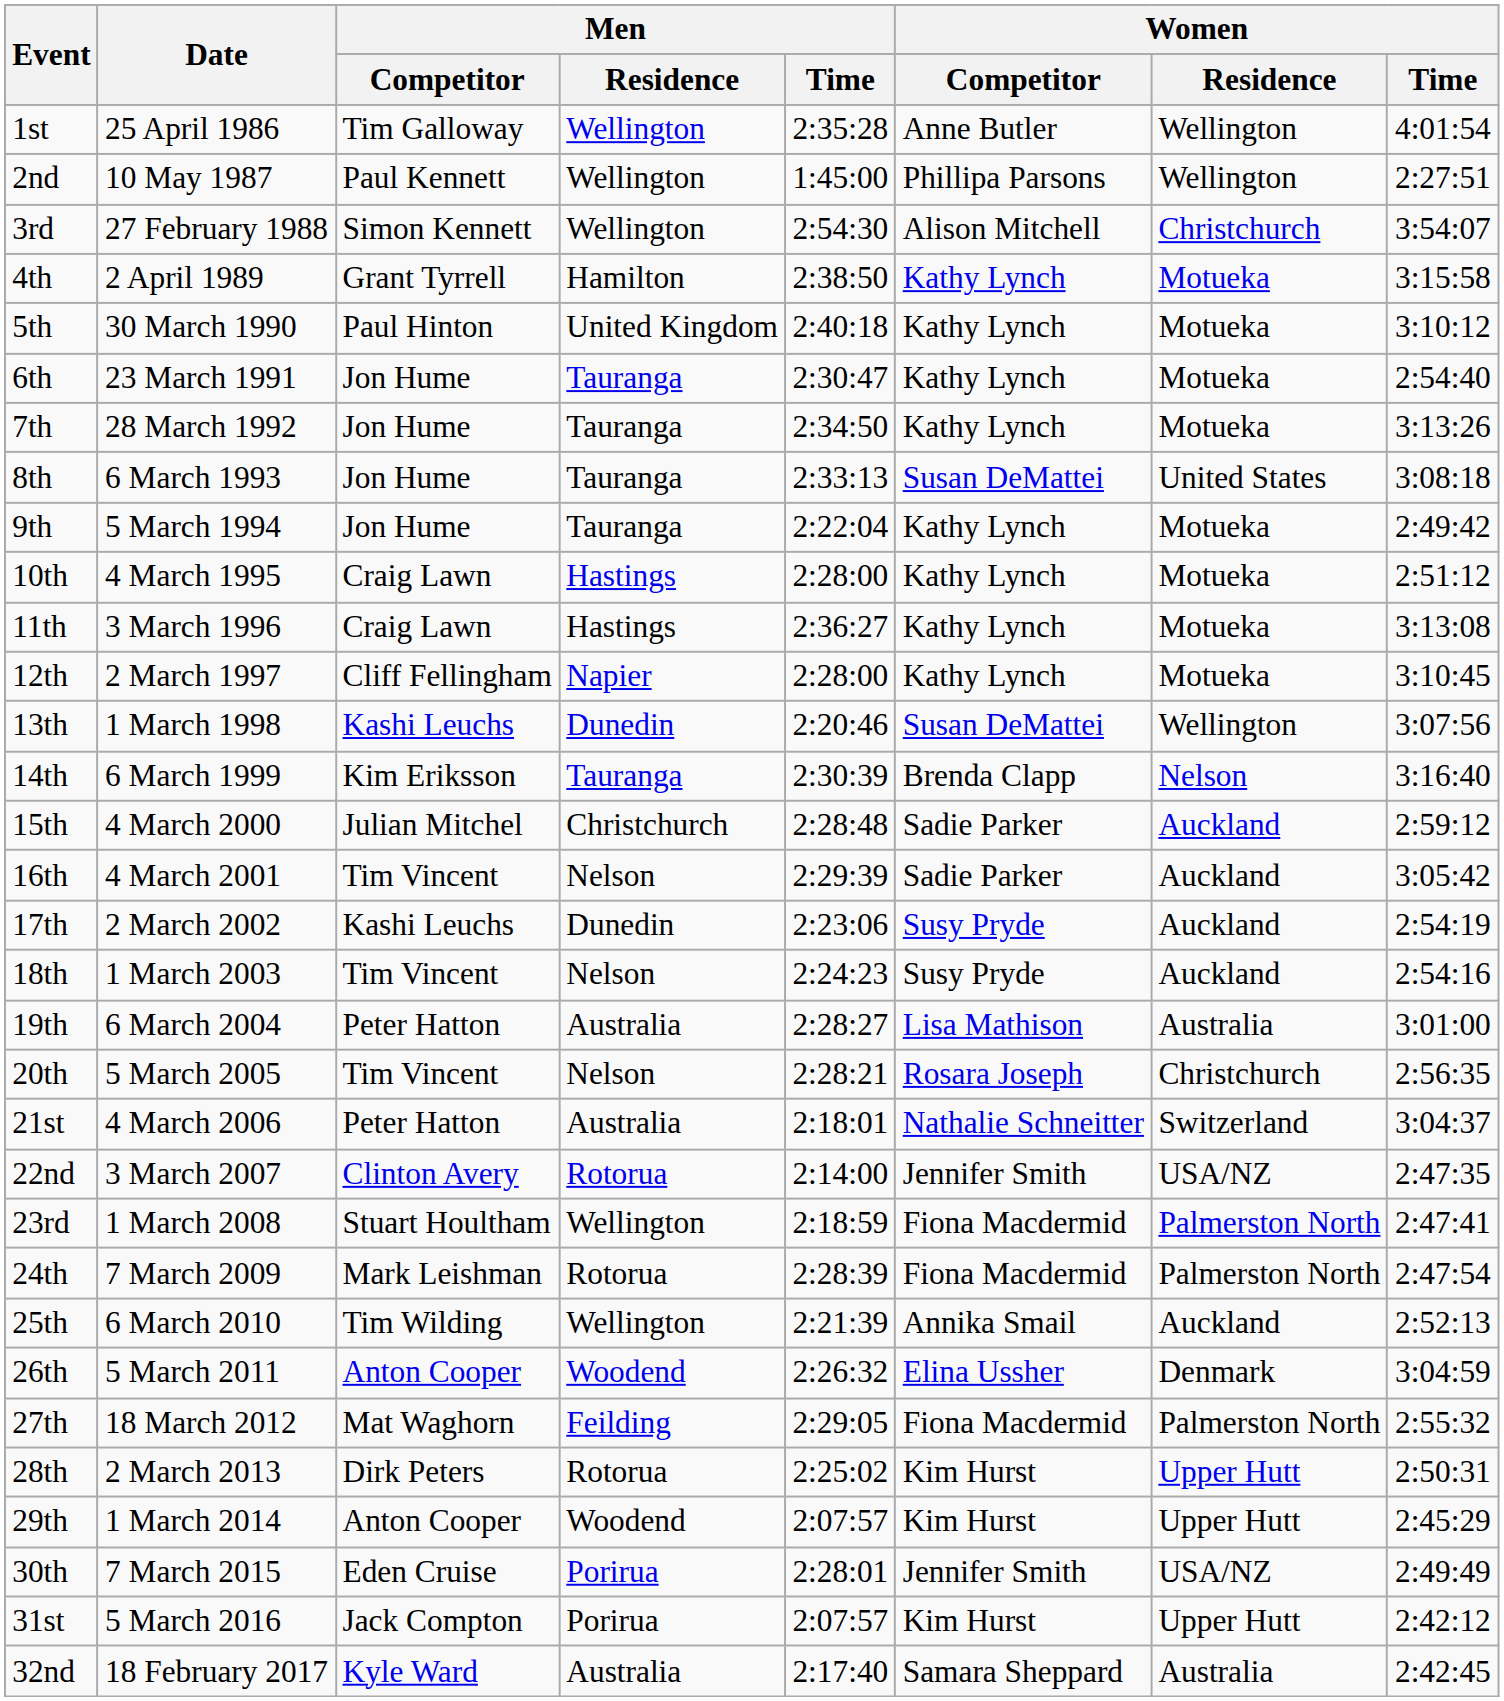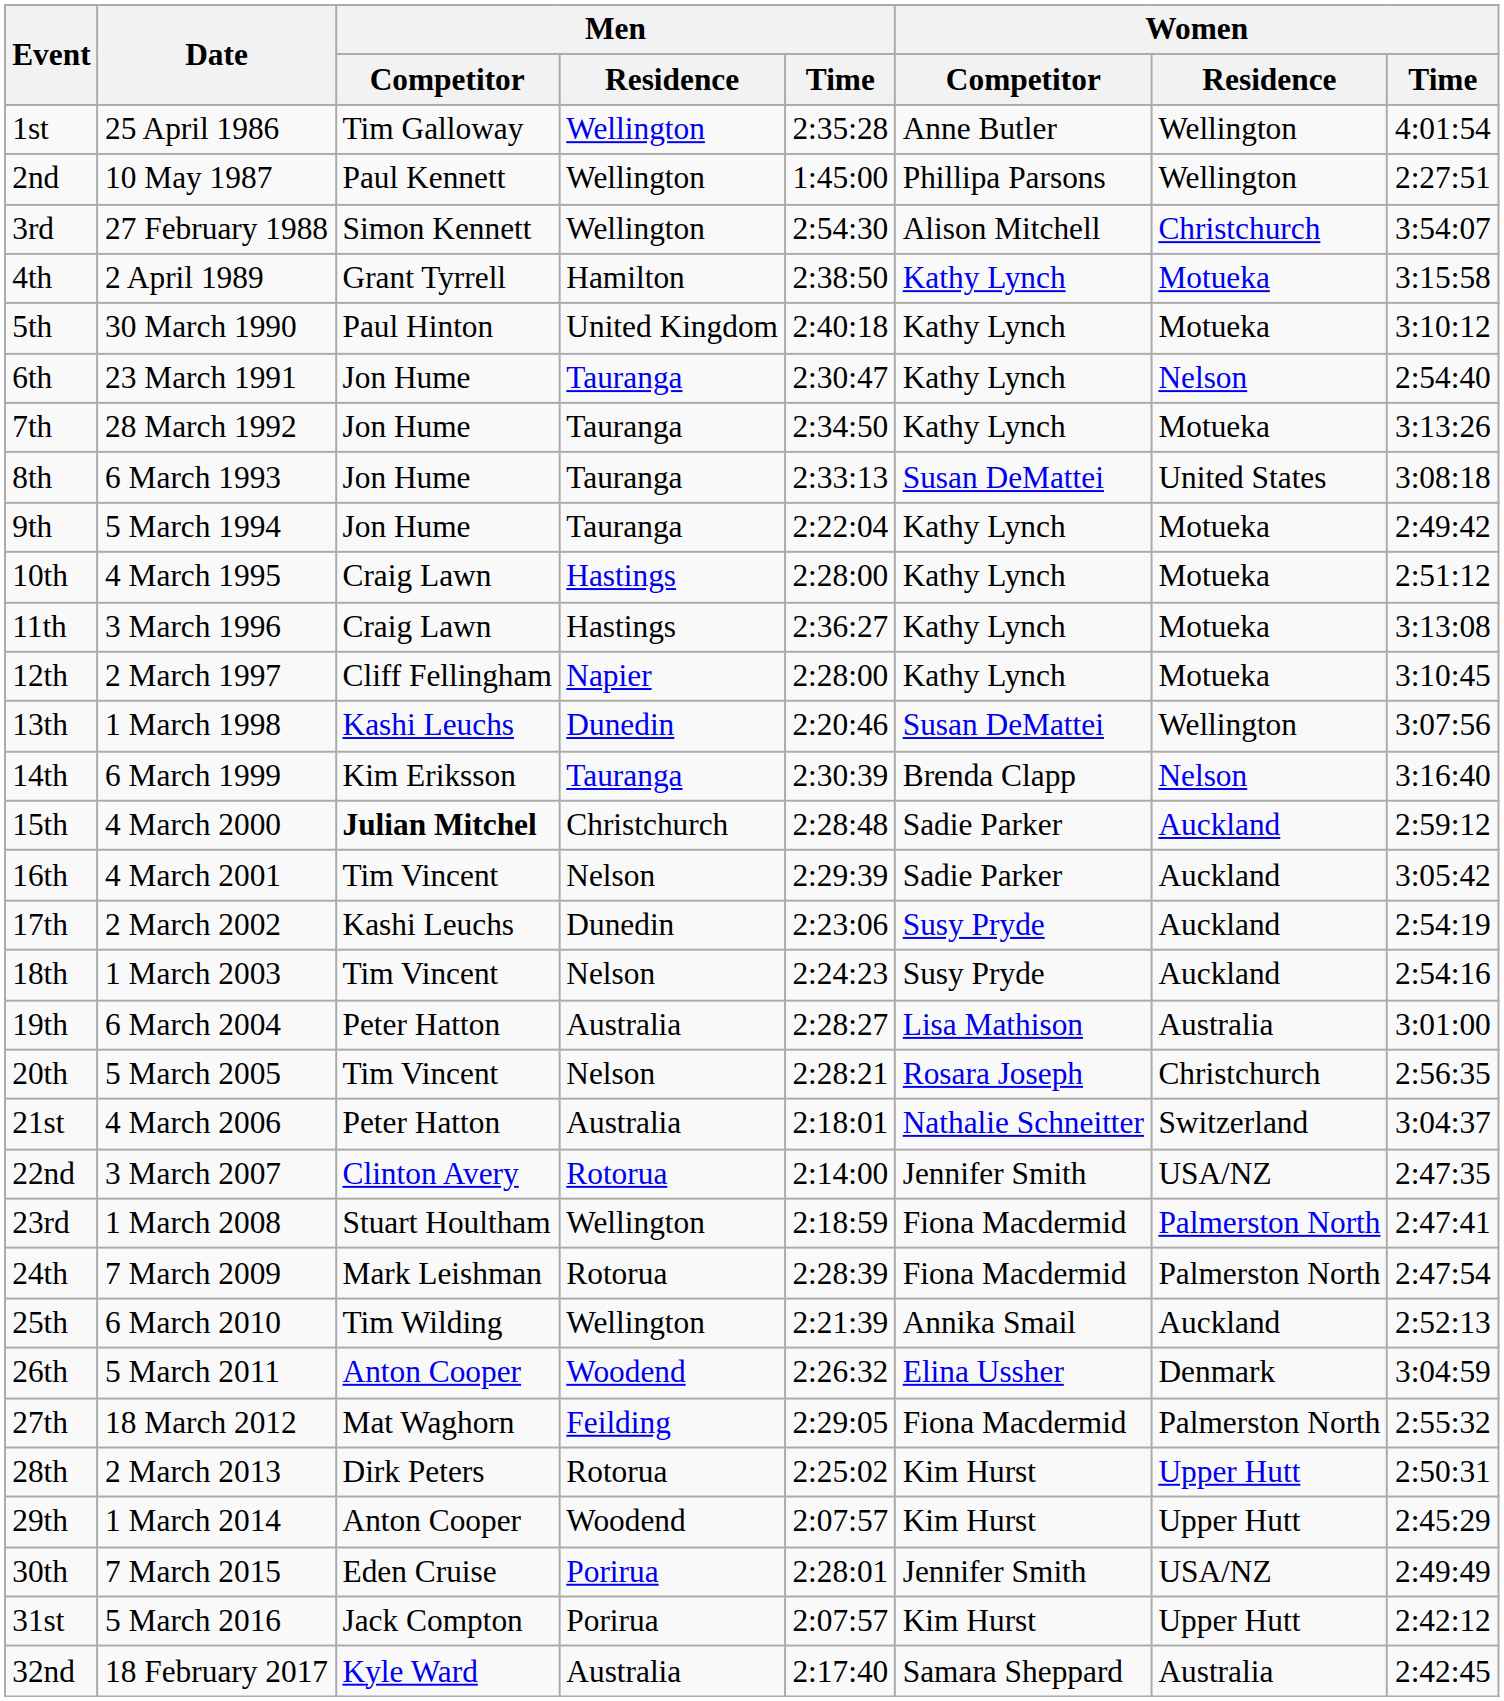(1214, 377) Motueka -> (1203, 377) Nelson
(433, 825) normal -> (440, 825) bold
